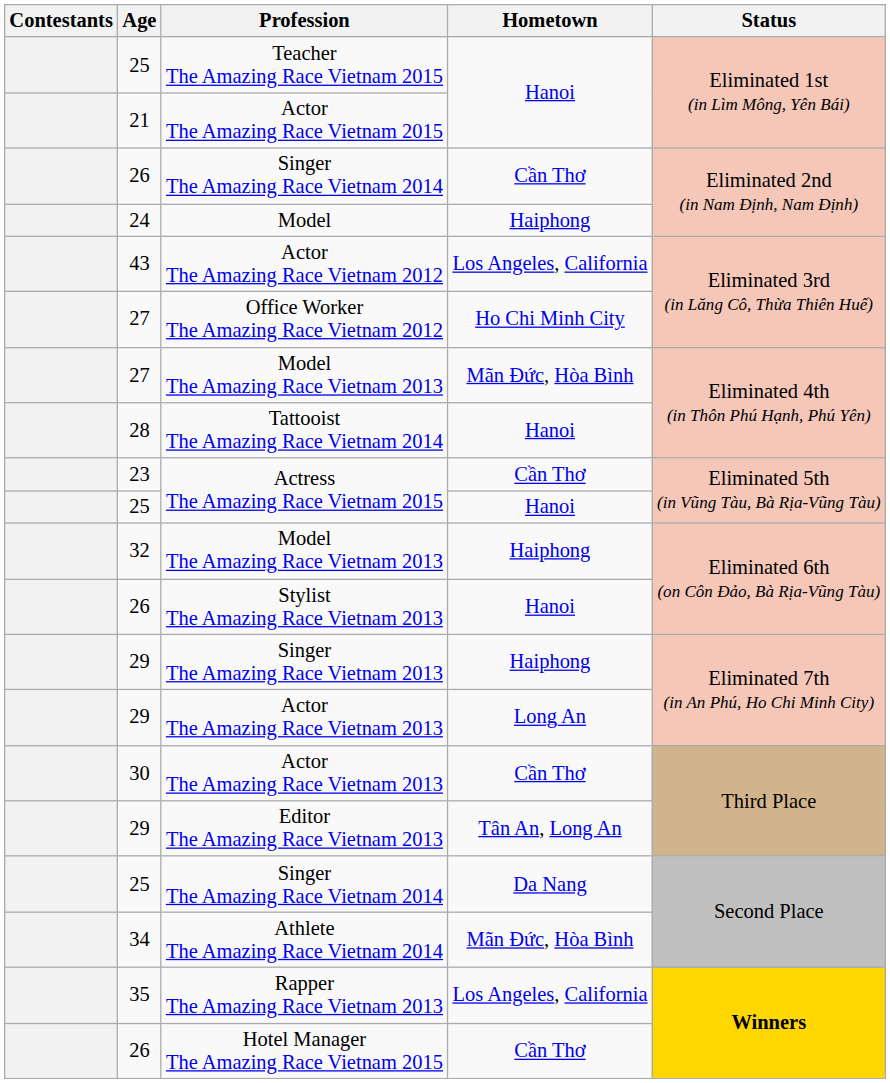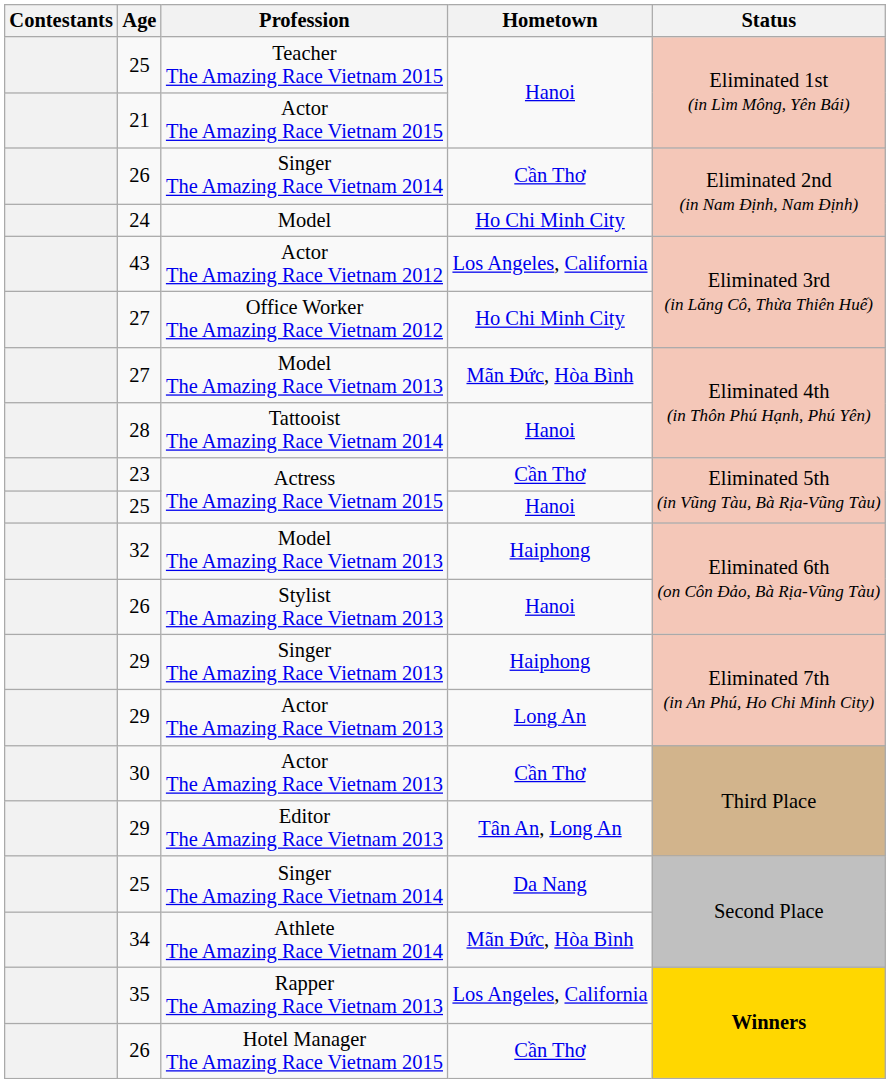(550, 219) Haiphong -> (550, 219) Ho Chi Minh City
